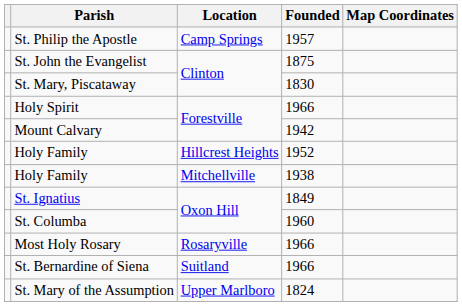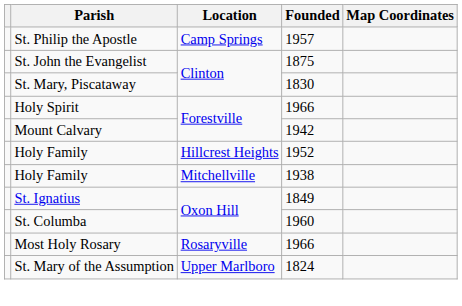- row: (82, 267)
